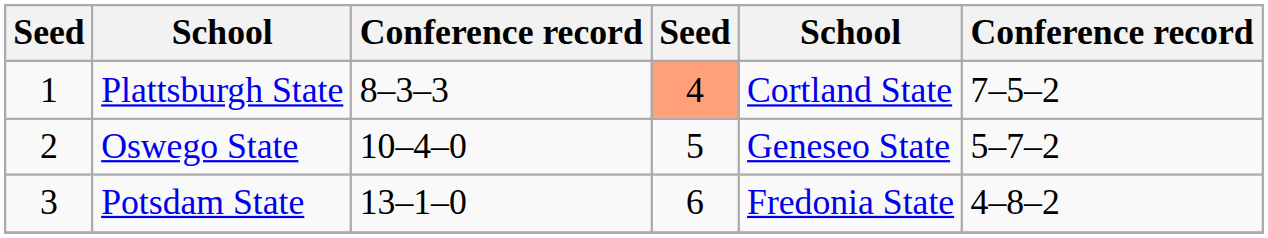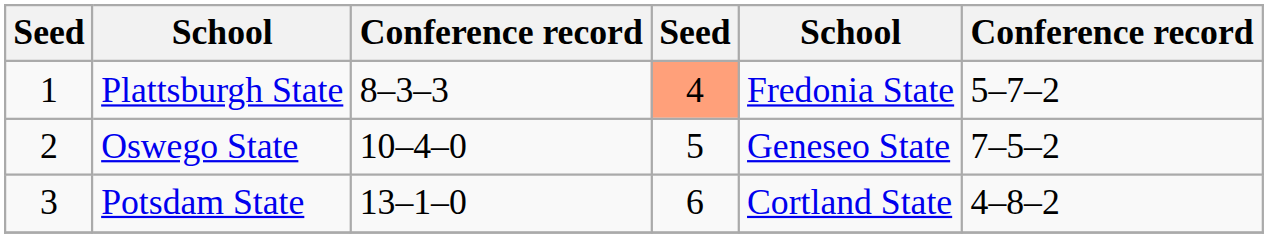(850, 89) Cortland State -> (851, 89) Fredonia State
(1015, 89) 7–5–2 -> (1015, 89) 5–7–2
(1015, 145) 5–7–2 -> (1015, 145) 7–5–2
(851, 202) Fredonia State -> (850, 202) Cortland State
